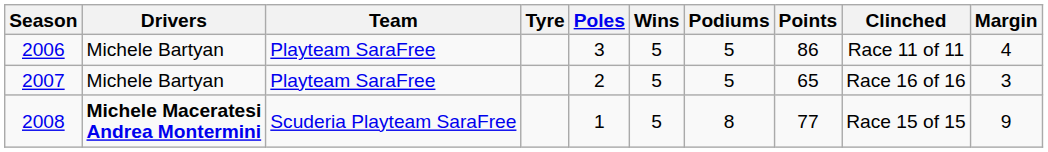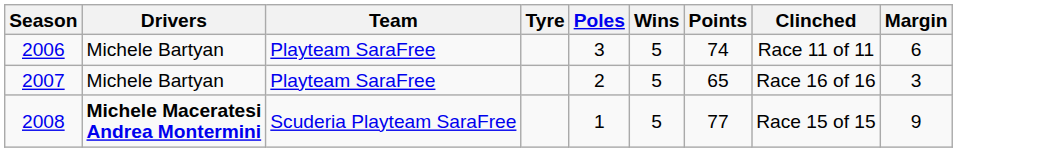- column: (729, 19)
(808, 50) 86 -> (718, 50) 74
(1006, 50) 4 -> (916, 50) 6
